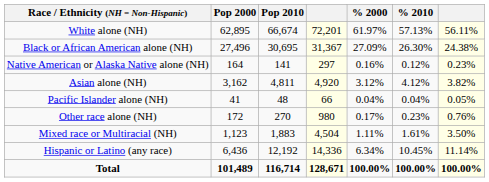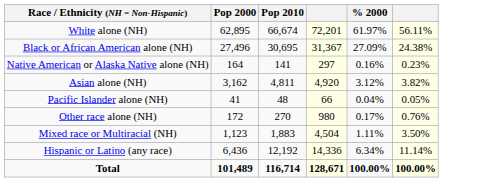- column: (416, 13)
